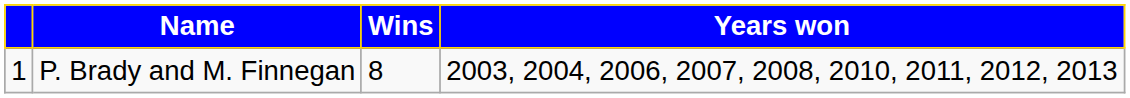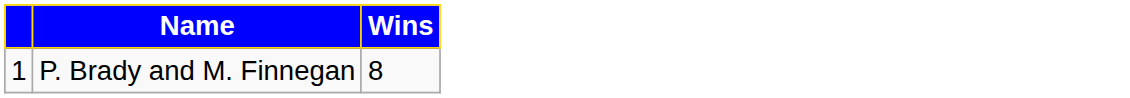- column: (782, 26)
